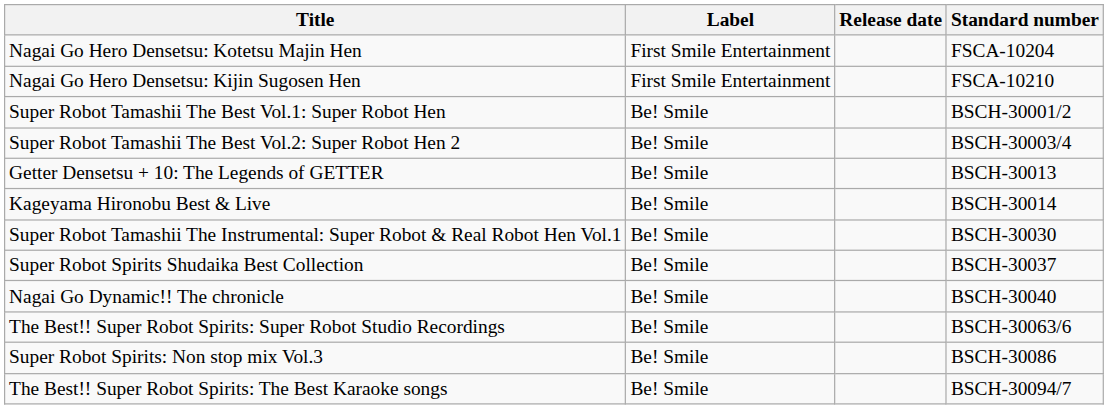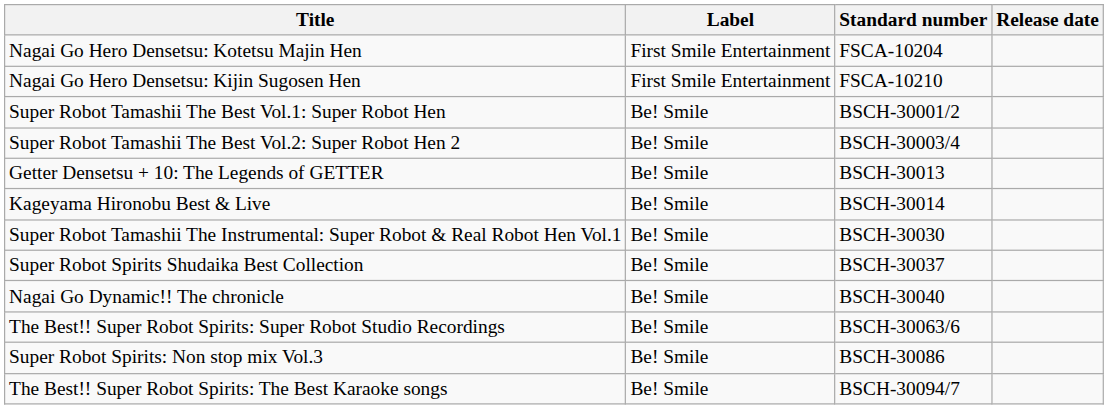columns swapped: (1025, 19) <-> (891, 19)
